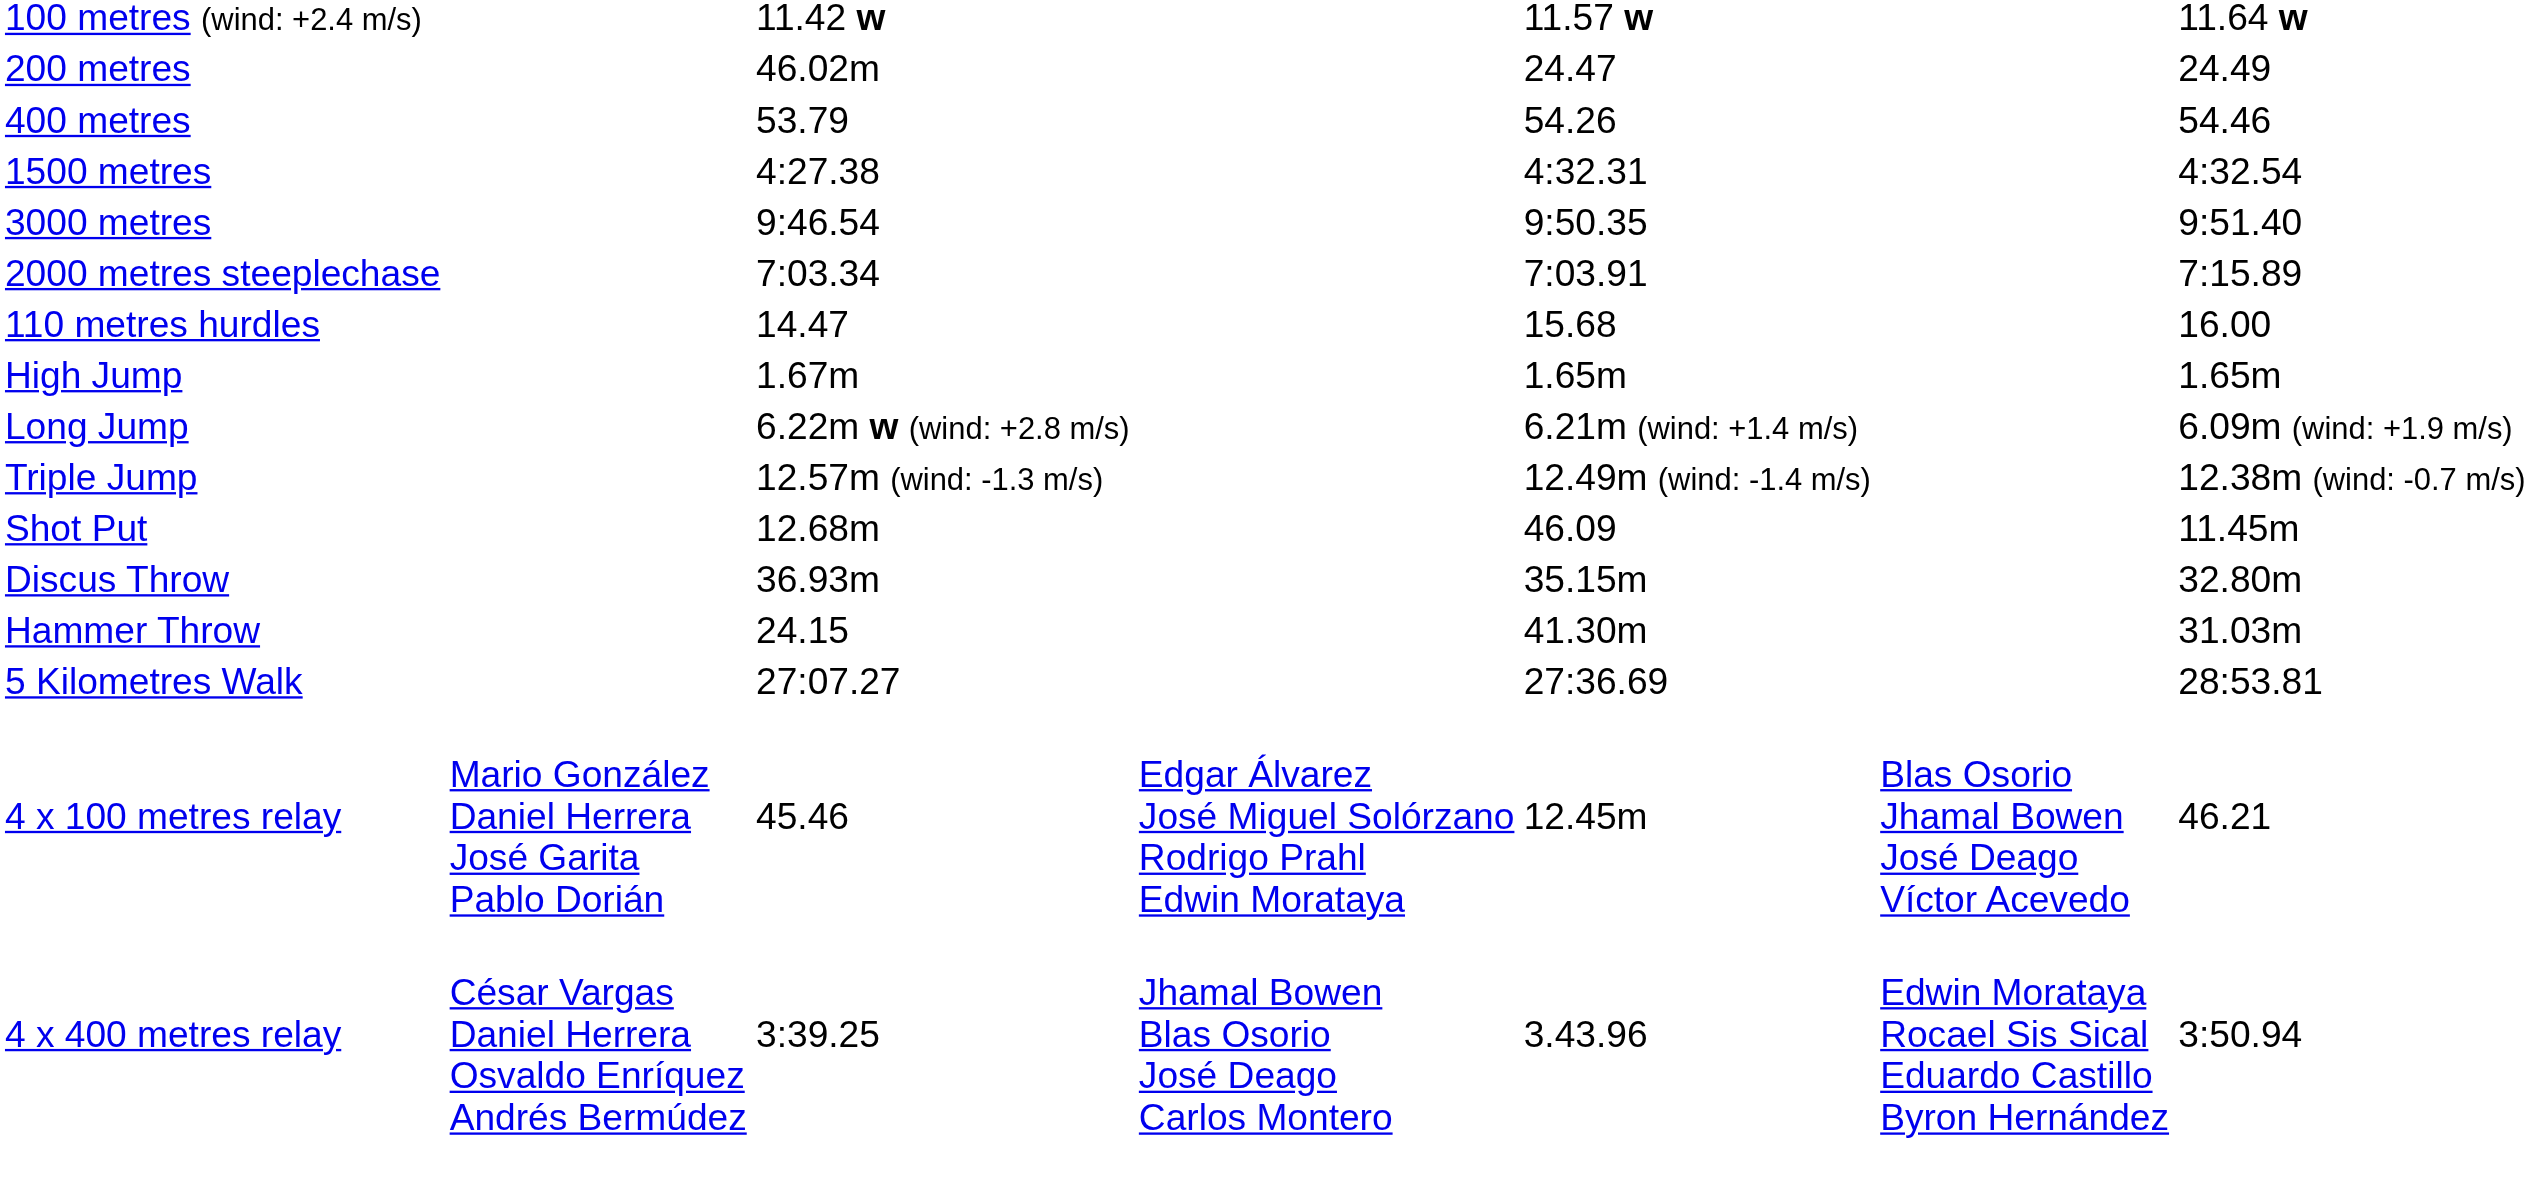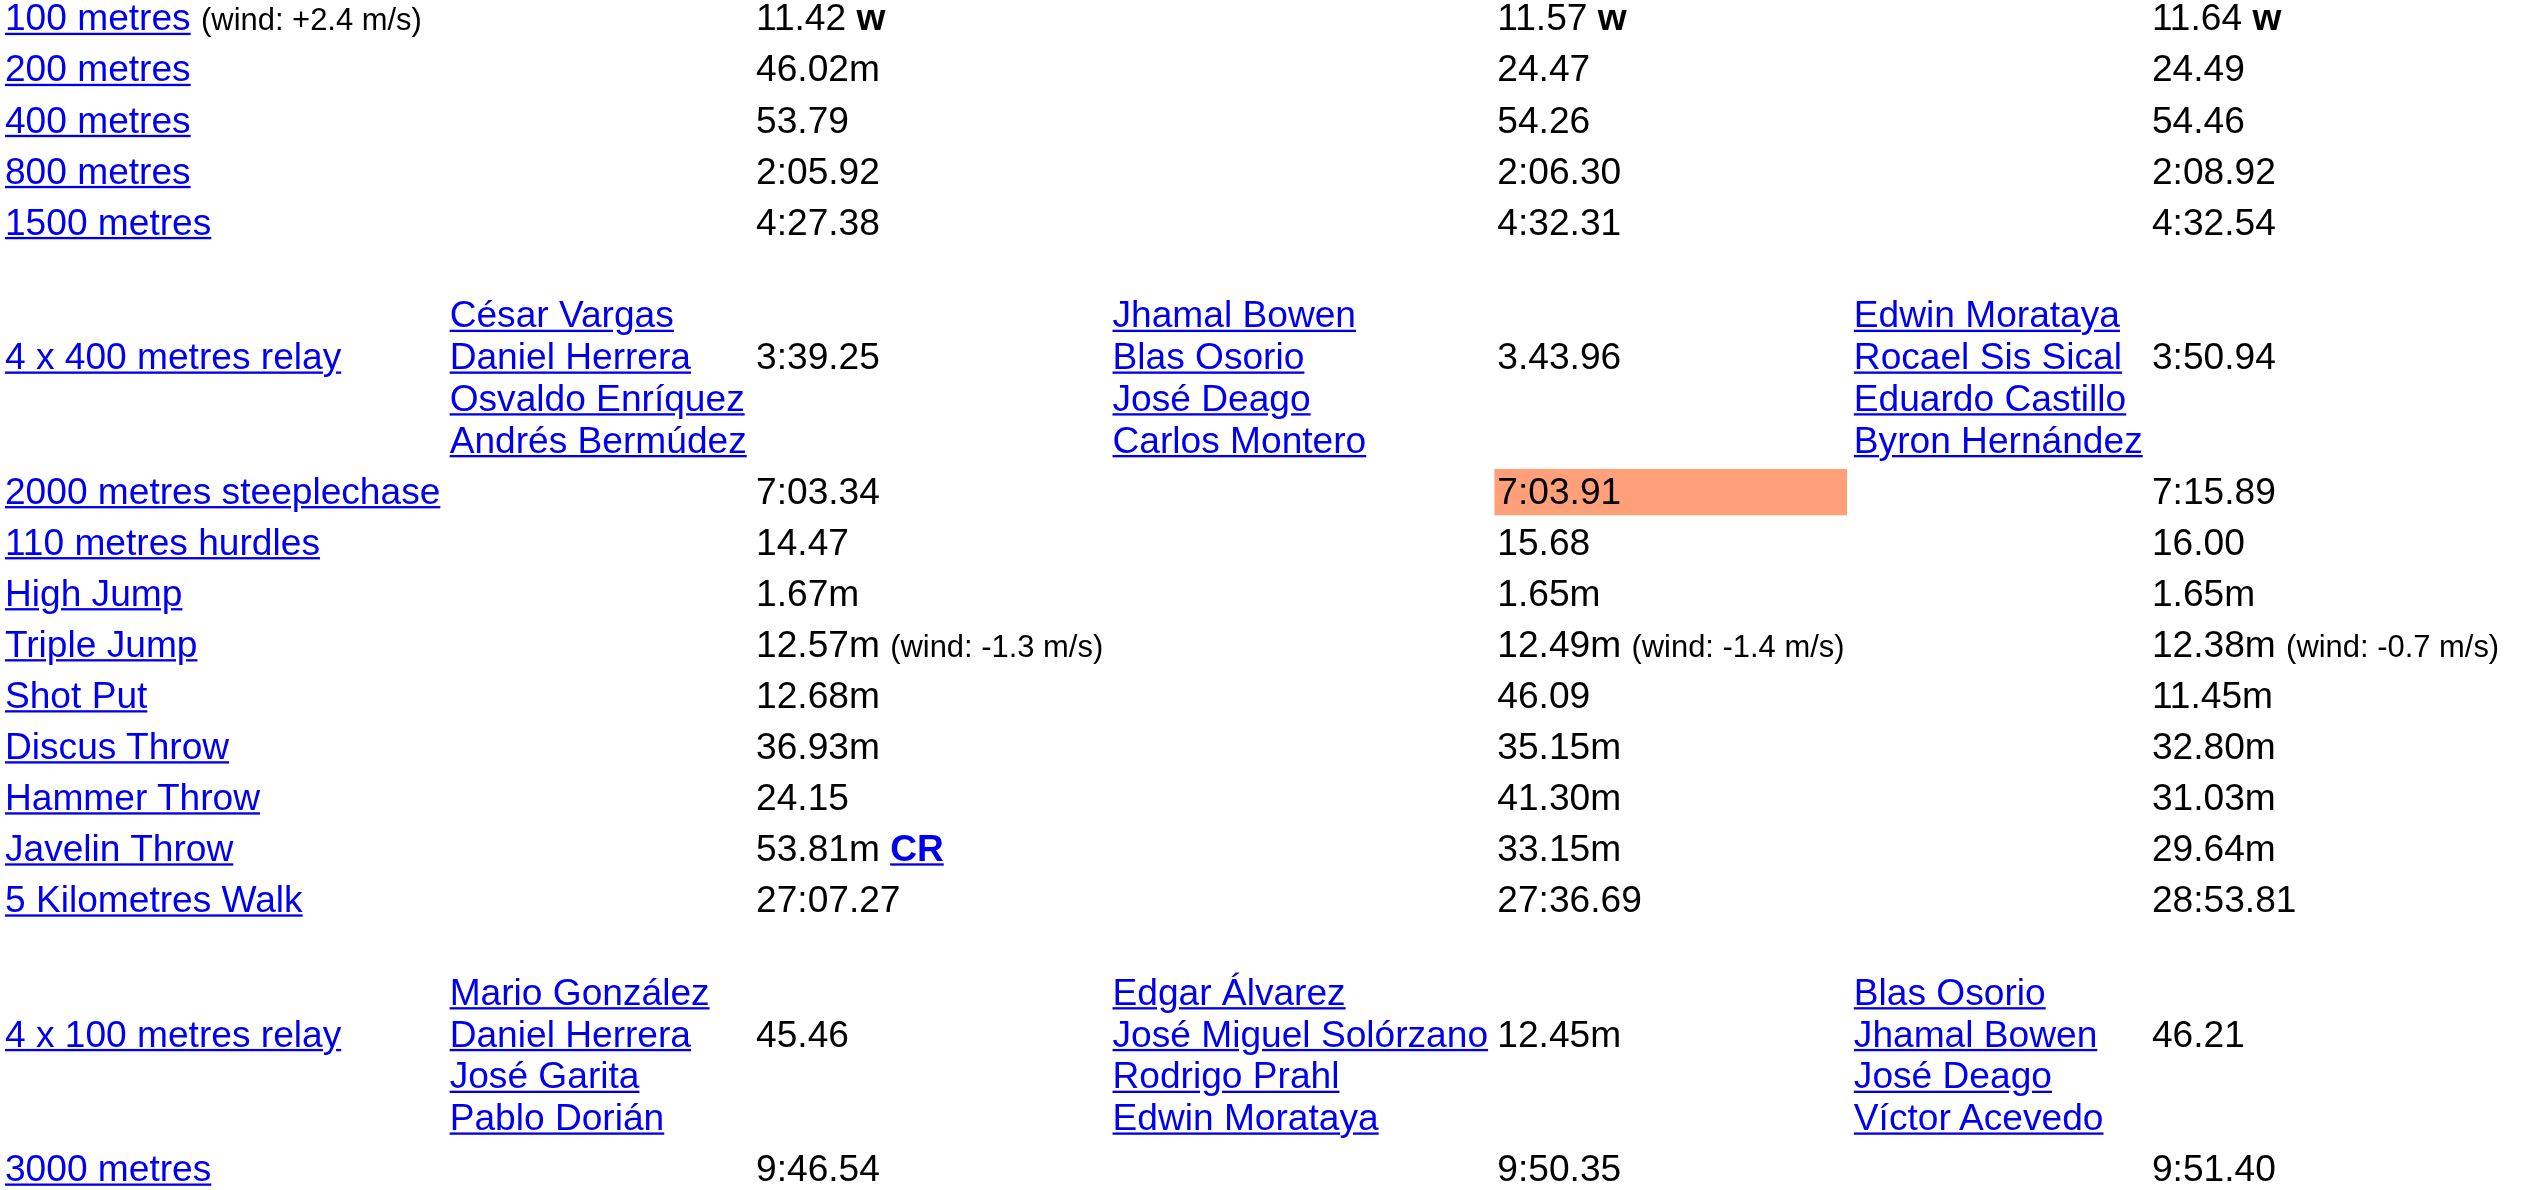+ row: (98, 171)
rows swapped: (108, 222) <-> (173, 1034)
(1586, 273) no background -> (1559, 491) lightsalmon background
- row: (97, 426)
+ row: (119, 848)
